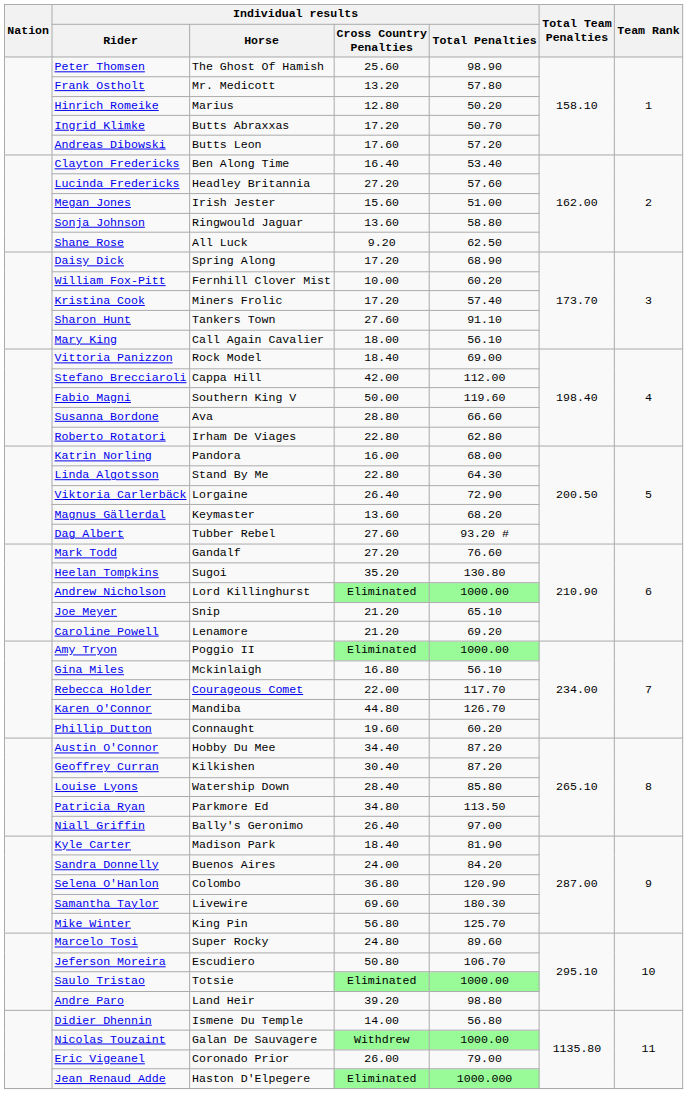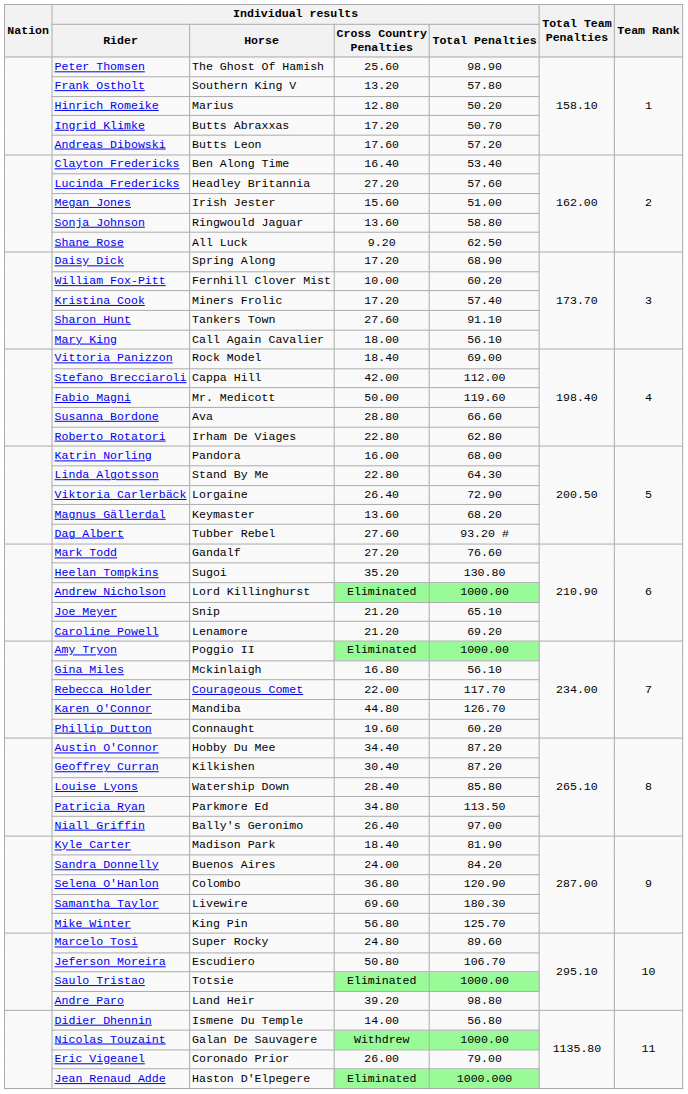(234, 86) Mr. Medicott -> (244, 86) Southern King V
(244, 398) Southern King V -> (234, 398) Mr. Medicott
